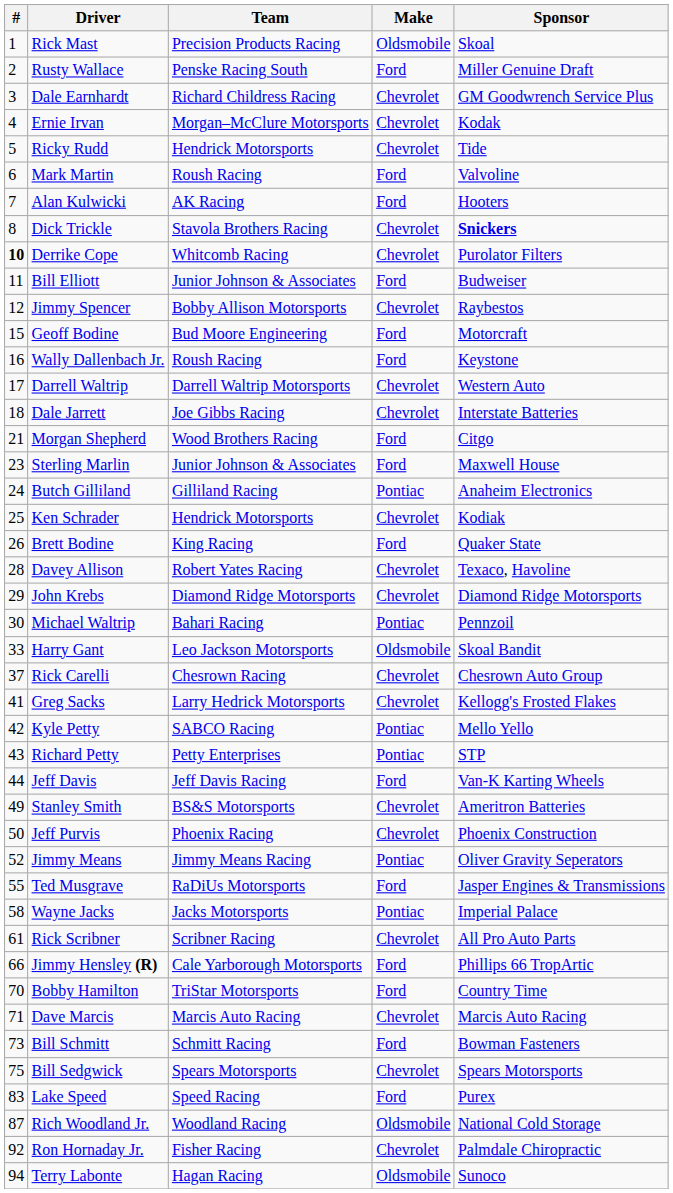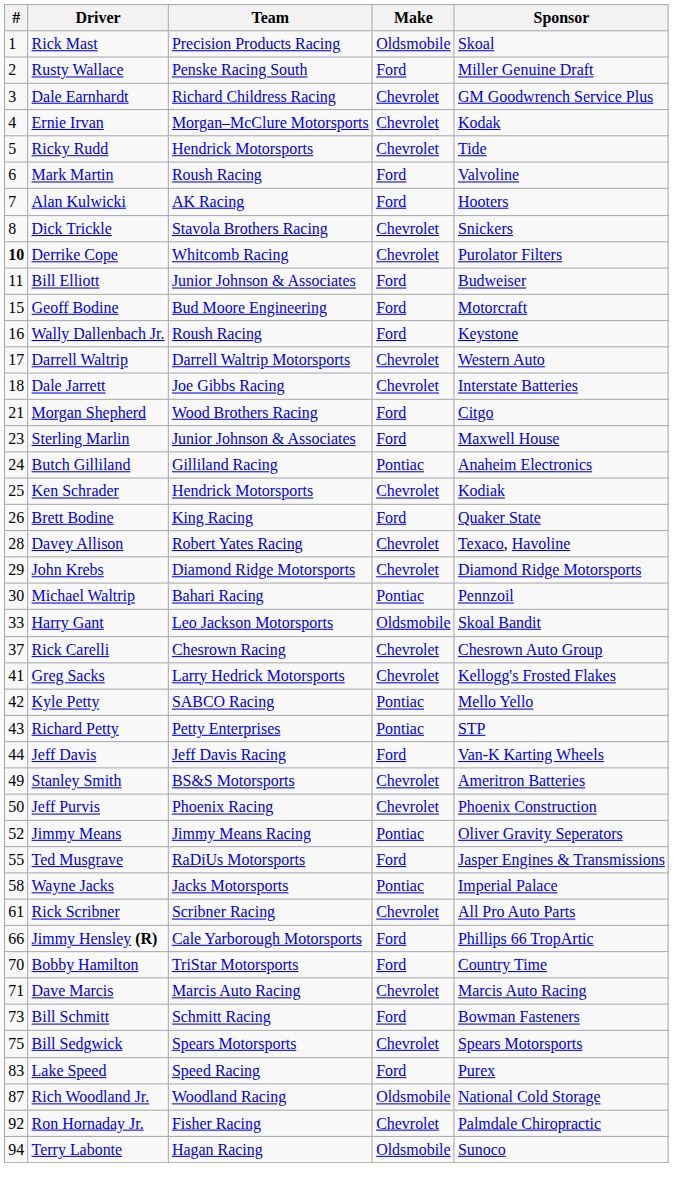(487, 228) bold -> (485, 228) normal
- row: (81, 307)
